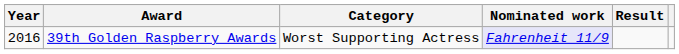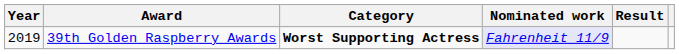(24, 38) 2016 -> (24, 38) 2019
(381, 38) normal -> (381, 38) bold
